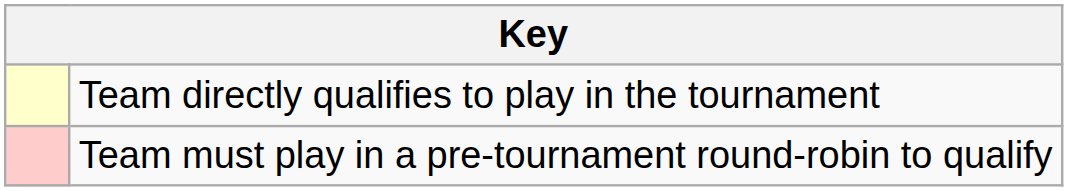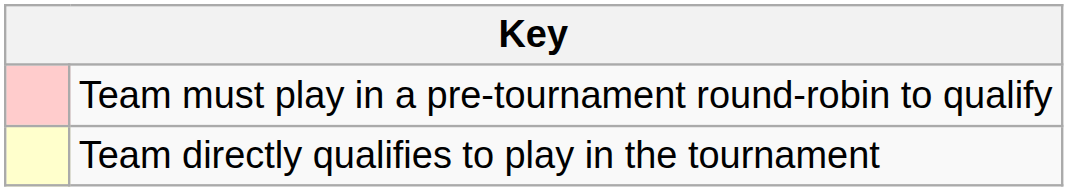rows swapped: (479, 94) <-> (566, 154)
